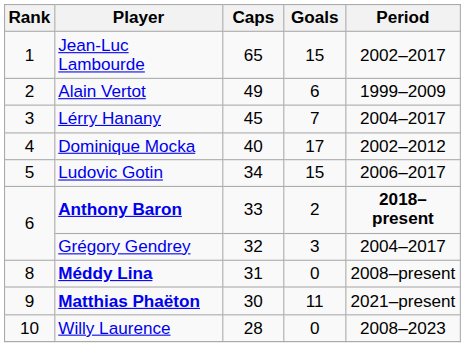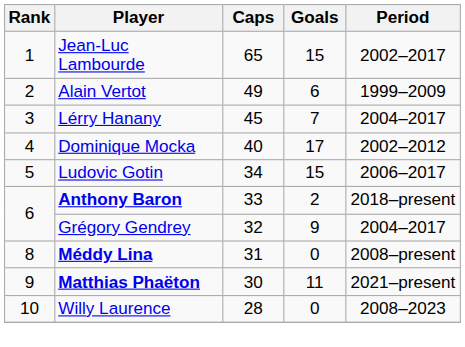(403, 209) bold -> (403, 200) normal
(315, 246) 3 -> (315, 227) 9
